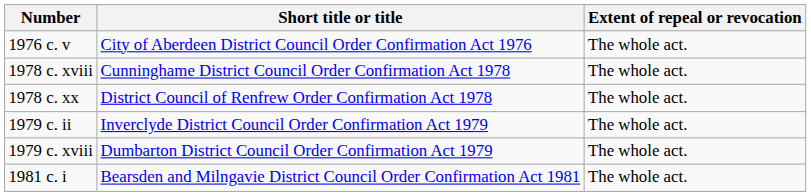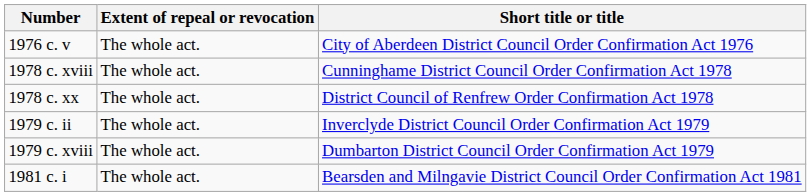columns swapped: (340, 17) <-> (695, 17)
